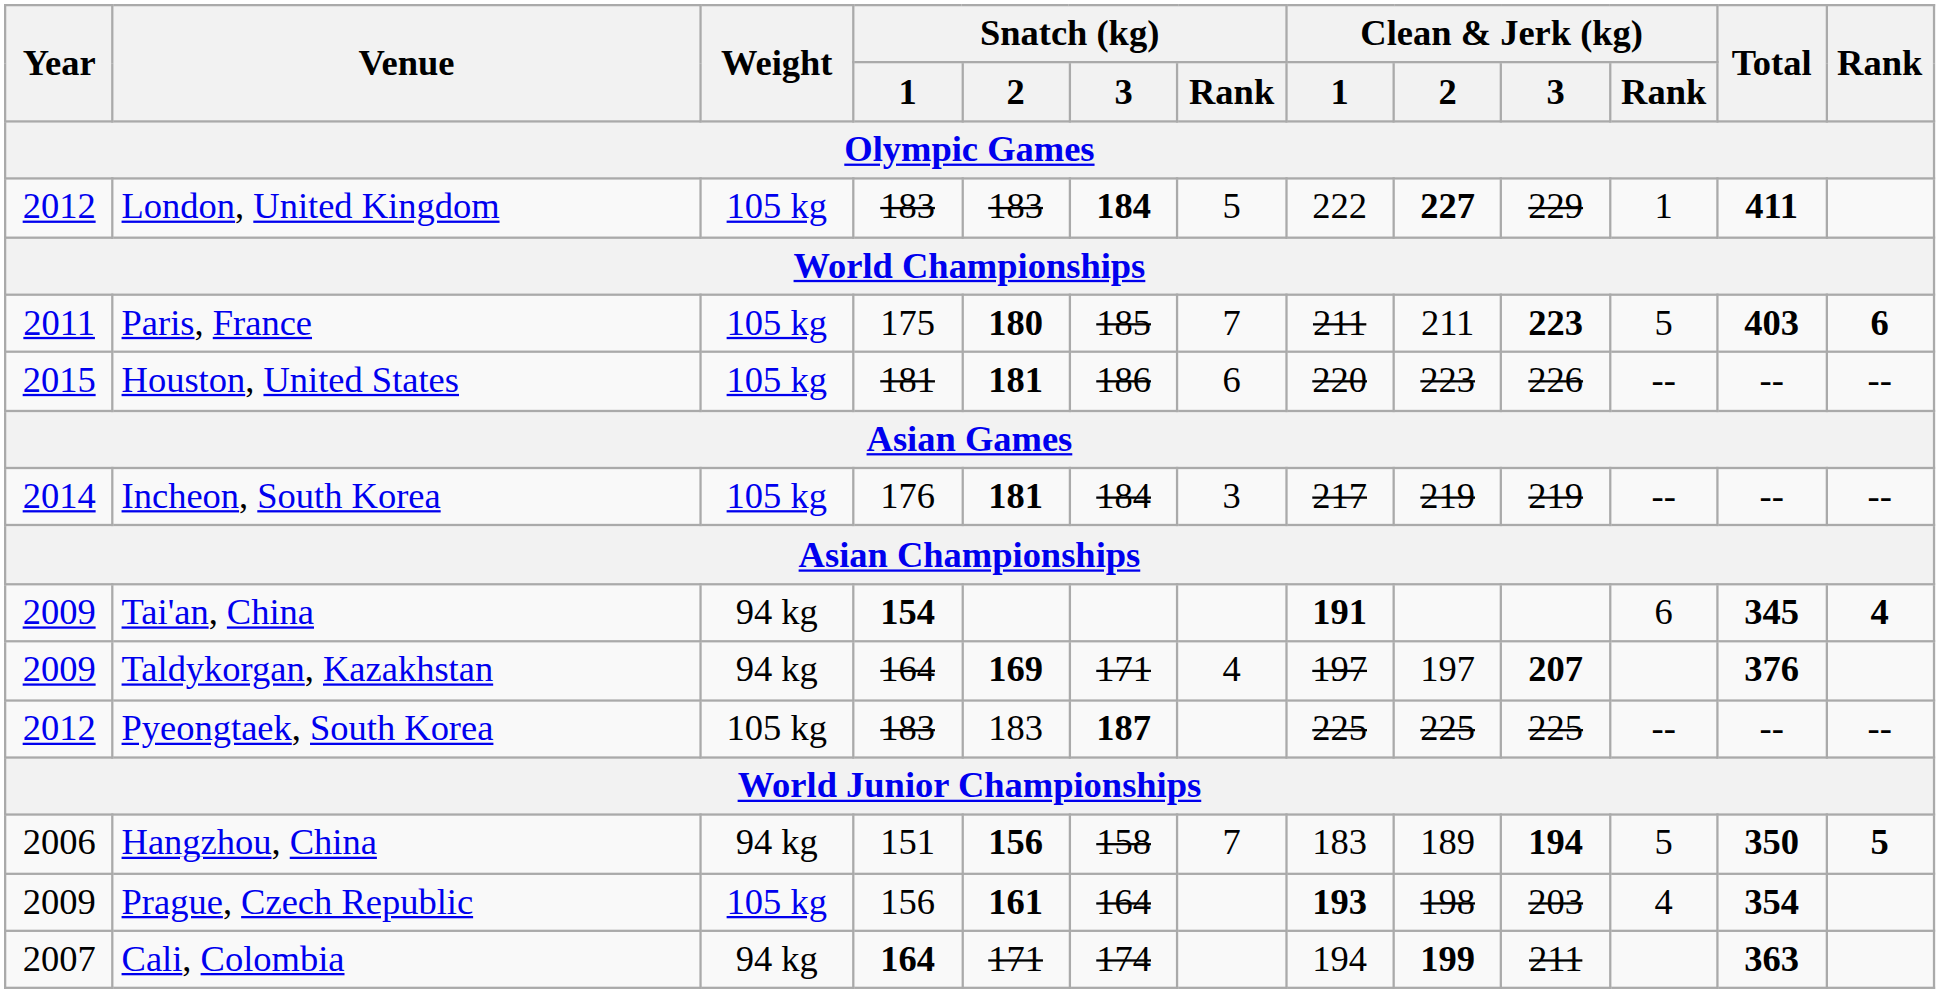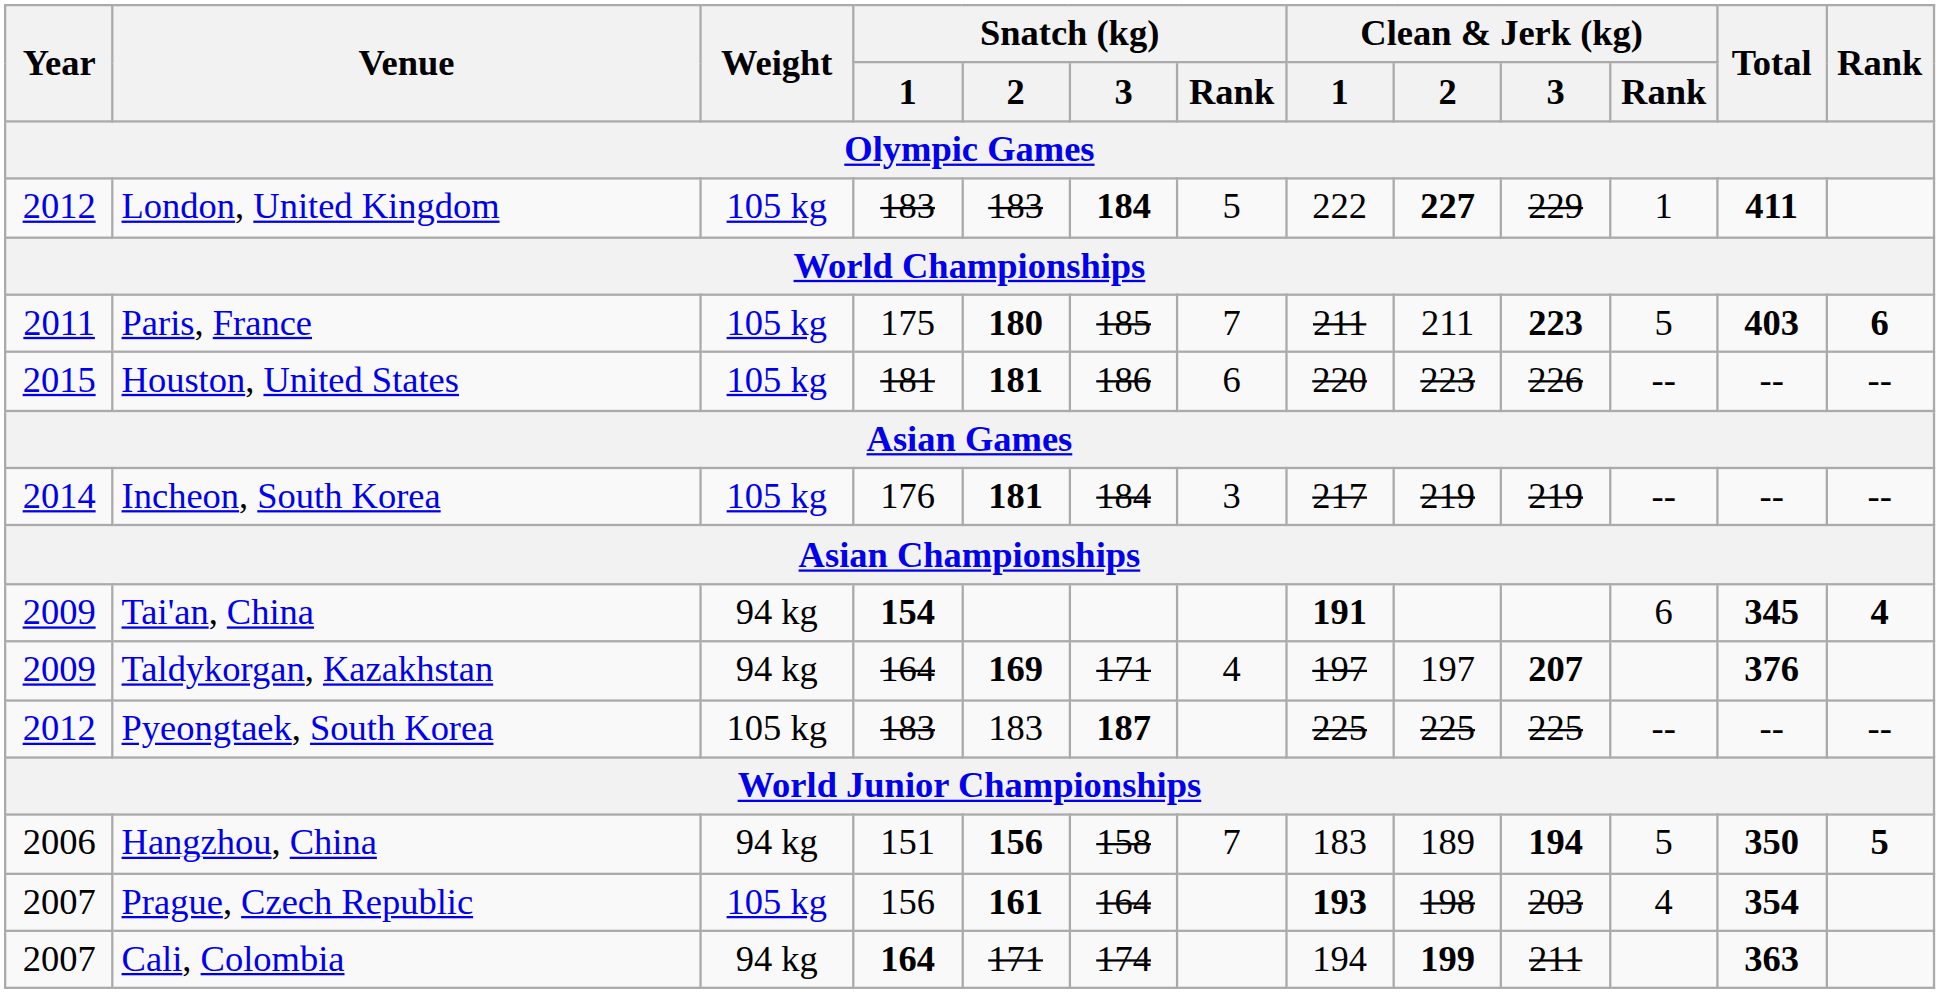(59, 901) 2009 -> (59, 901) 2007
